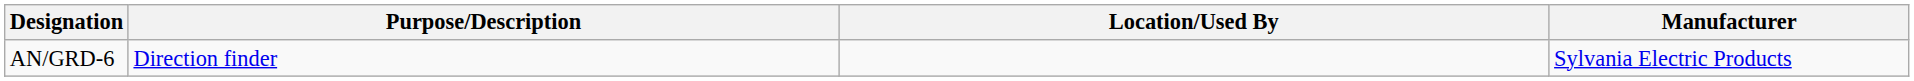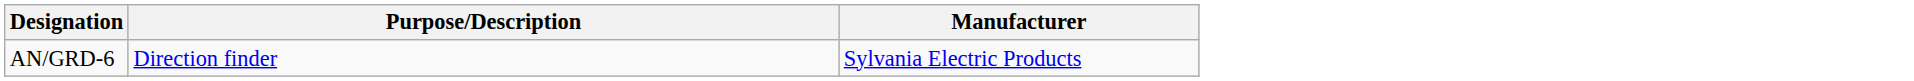- column: (1194, 22)
